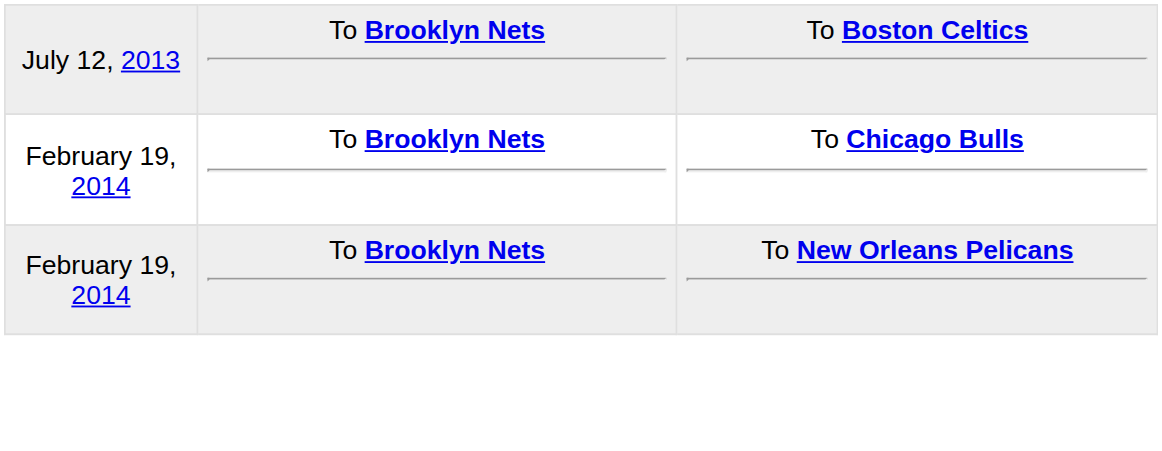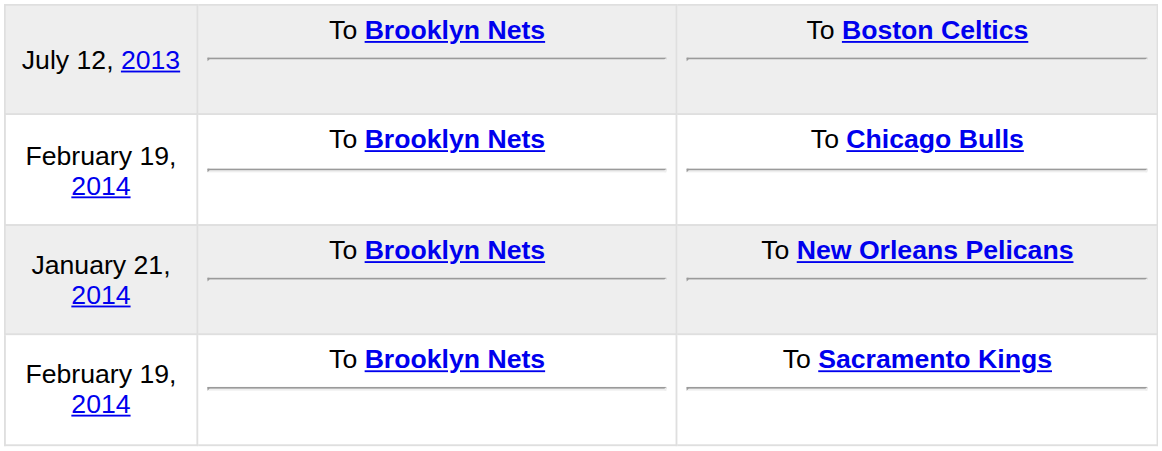(101, 280) February 19, 2014 -> (101, 280) January 21, 2014
+ row: (917, 368)
